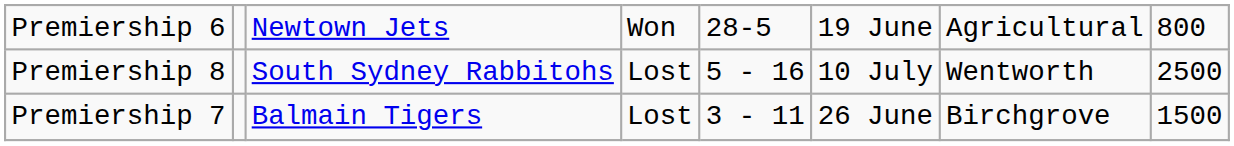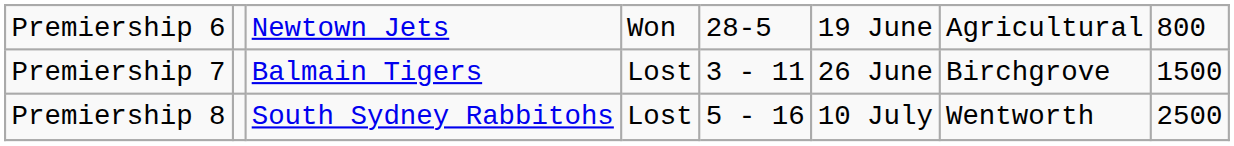rows swapped: (119, 117) <-> (119, 72)
